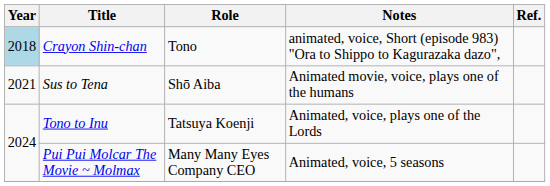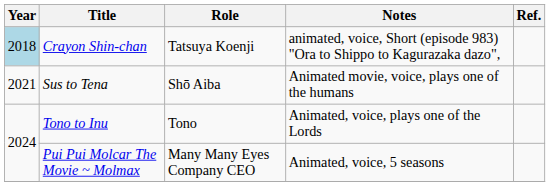(182, 46) Tono -> (211, 46) Tatsuya Koenji
(211, 123) Tatsuya Koenji -> (182, 123) Tono
